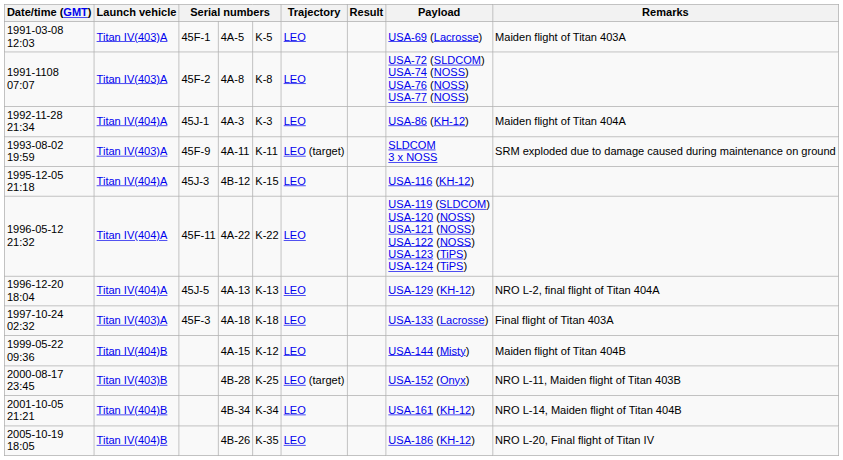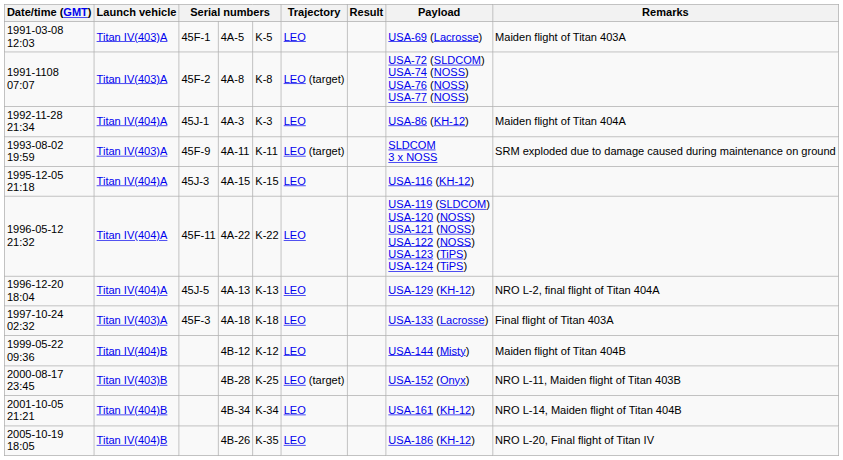(295, 79) LEO -> (314, 79) LEO (target)
(235, 181) 4B-12 -> (235, 181) 4A-15
(235, 350) 4A-15 -> (235, 350) 4B-12
